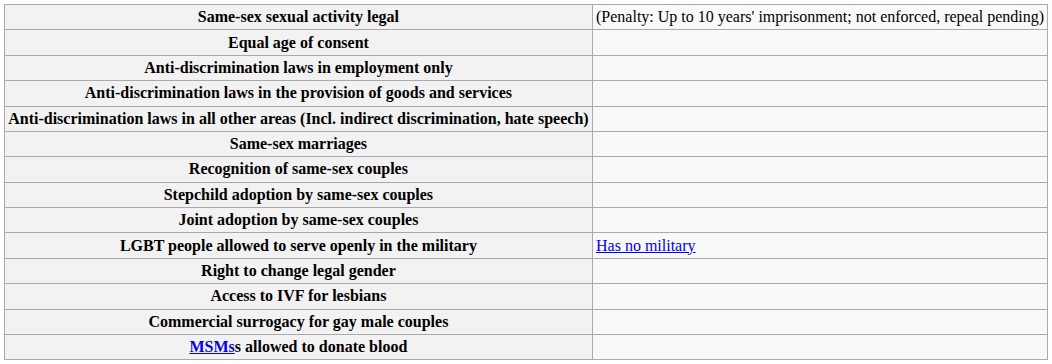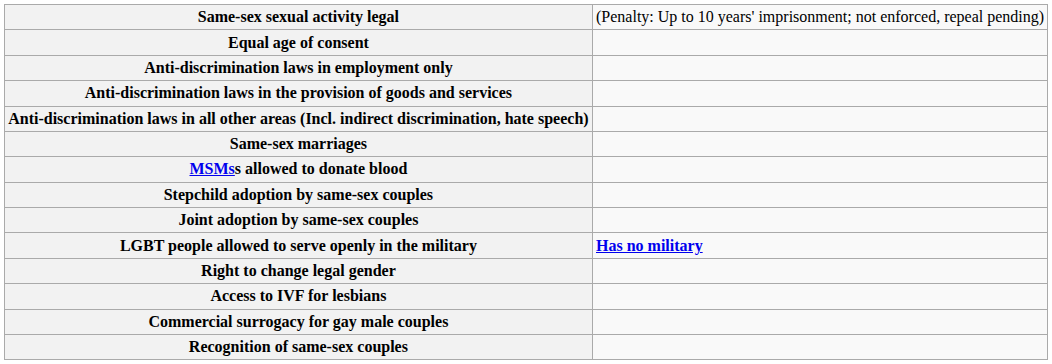rows swapped: (298, 169) <-> (298, 347)
(646, 245) normal -> (649, 245) bold
